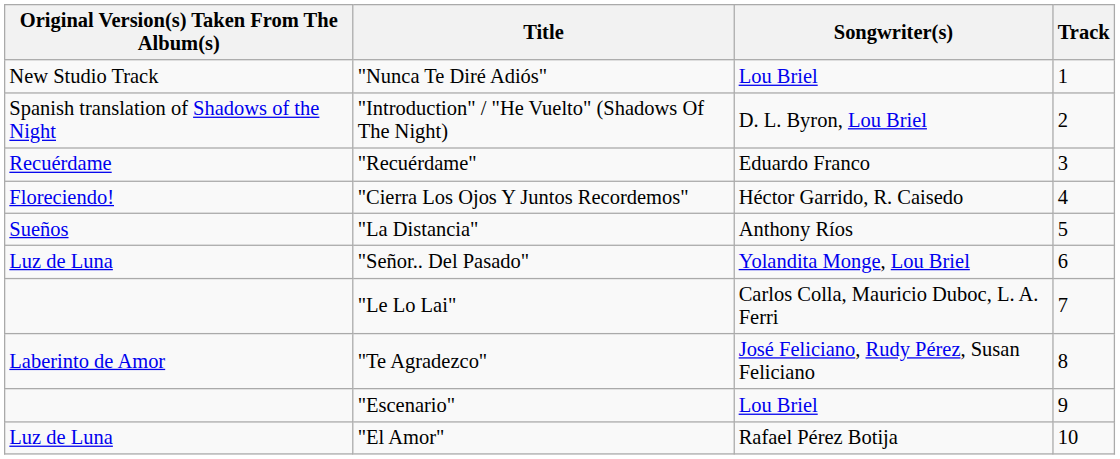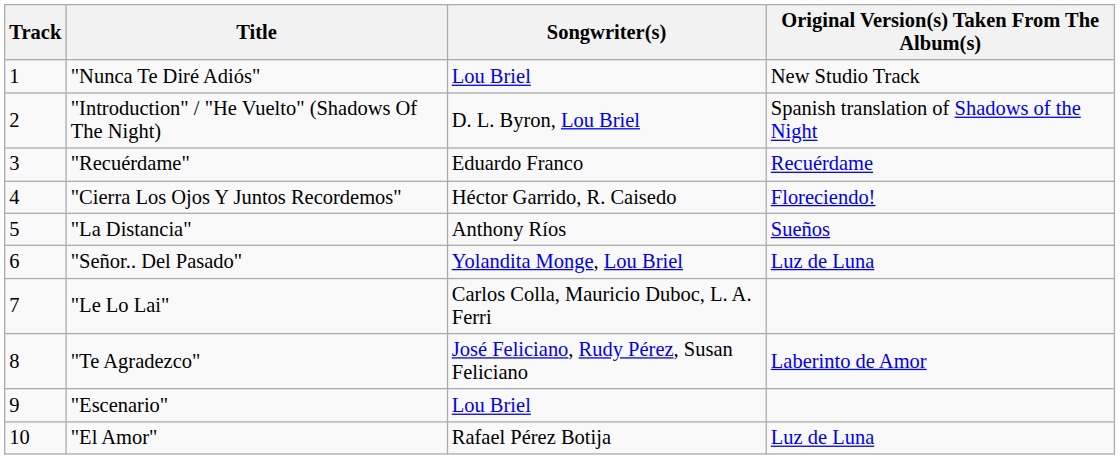columns swapped: (1084, 32) <-> (179, 32)
